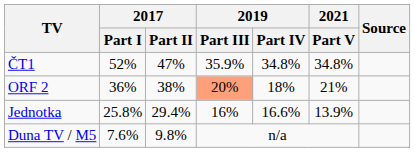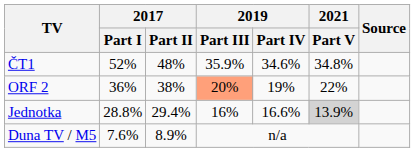(171, 64) 47% -> (171, 64) 48%
(281, 64) 34.8% -> (281, 64) 34.6%
(281, 87) 18% -> (281, 87) 19%
(334, 87) 21% -> (334, 87) 22%
(123, 111) 25.8% -> (123, 111) 28.8%
(334, 111) no background -> (334, 111) lightgrey background
(171, 135) 9.8% -> (171, 135) 8.9%
